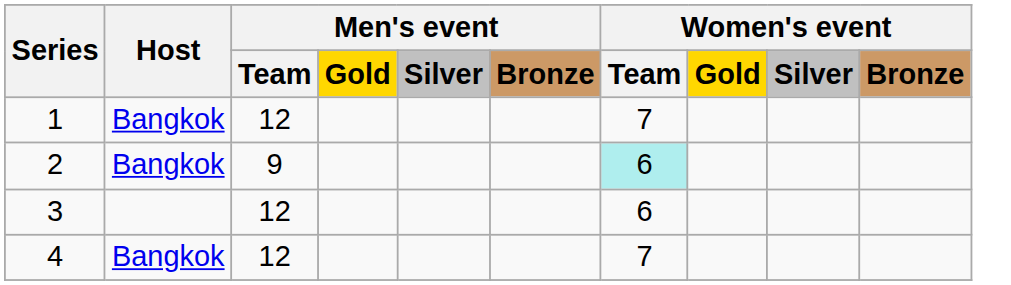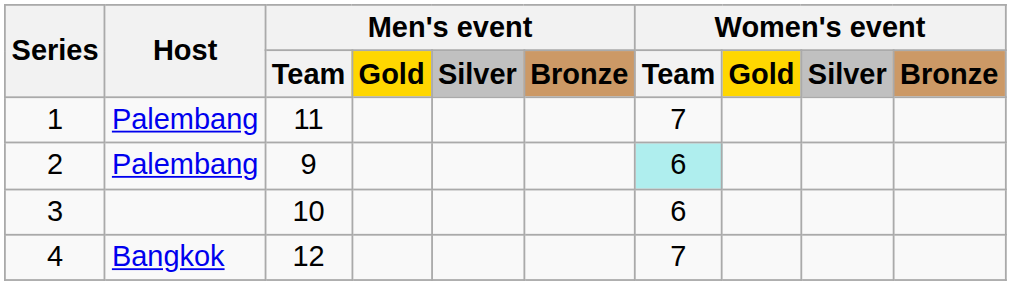(168, 119) Bangkok -> (185, 119) Palembang
(275, 119) 12 -> (309, 119) 11
(168, 165) Bangkok -> (185, 165) Palembang
(275, 211) 12 -> (309, 211) 10
